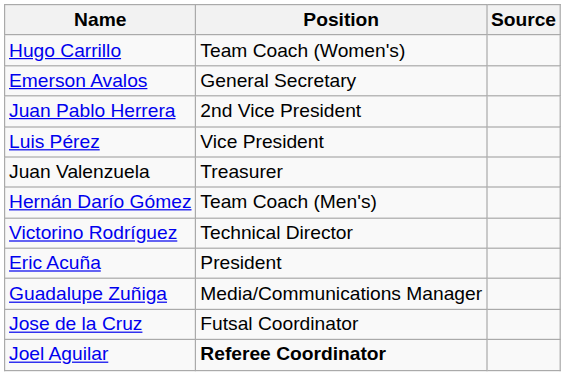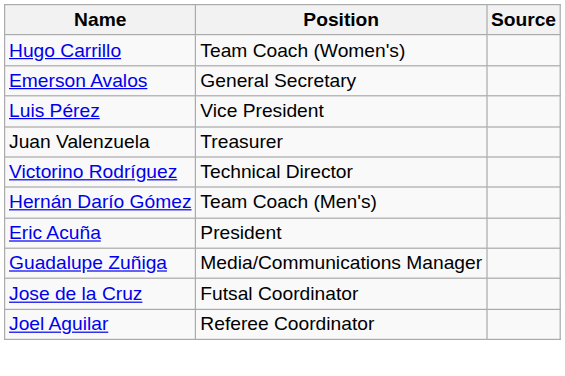- row: (92, 111)
rows swapped: (93, 232) <-> (100, 202)
(293, 354) bold -> (287, 324) normal
